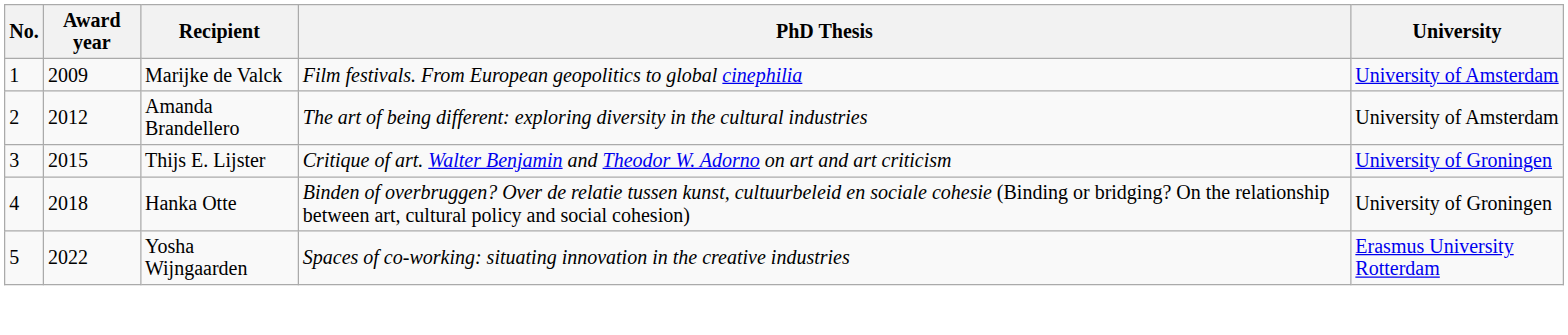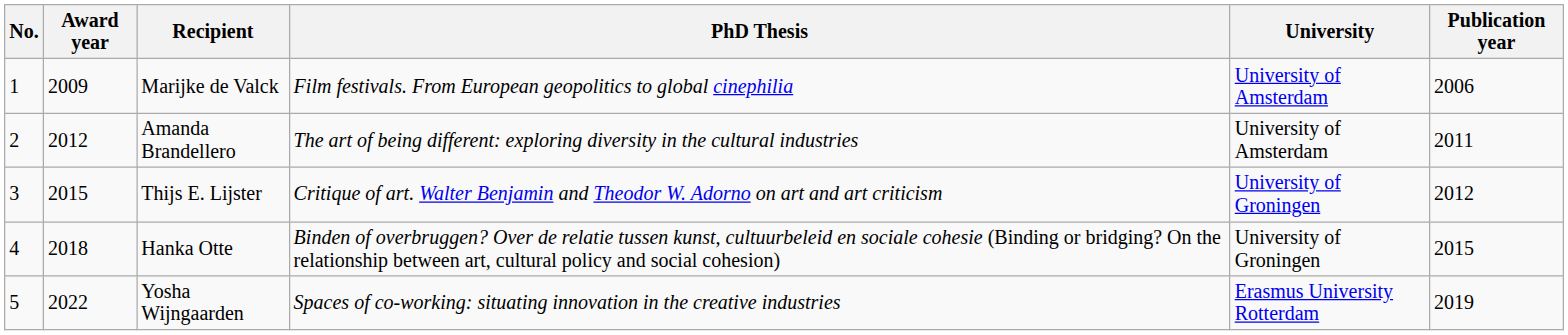+ column: (1496, 31)
